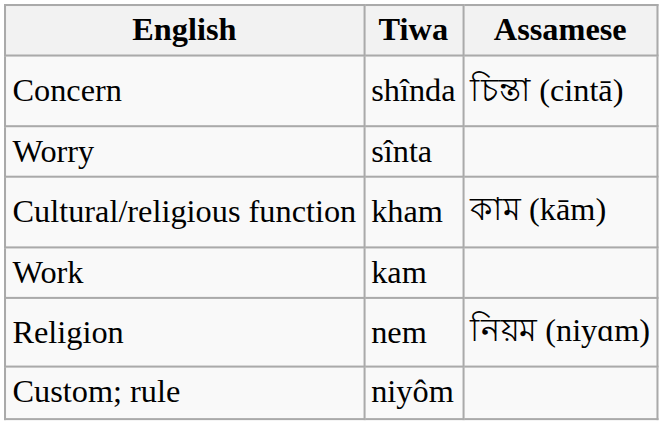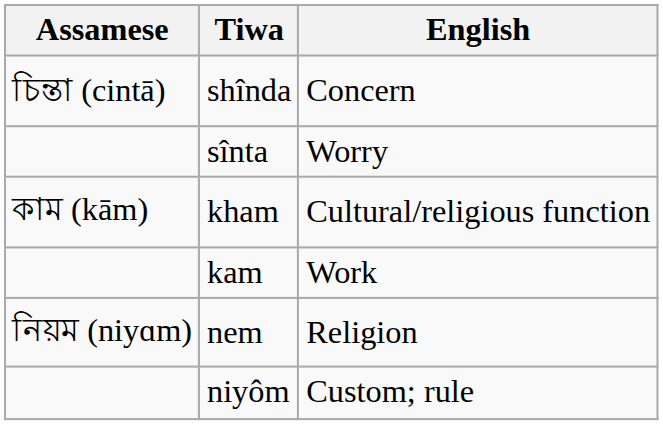columns swapped: (560, 30) <-> (184, 30)
